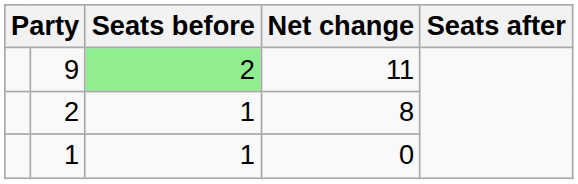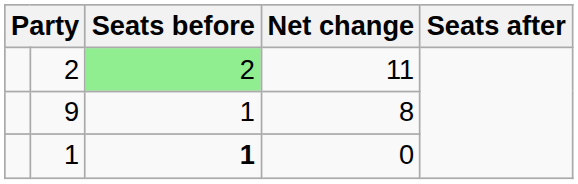(72, 69) 9 -> (72, 69) 2
(72, 112) 2 -> (72, 112) 9
(247, 155) normal -> (247, 155) bold
